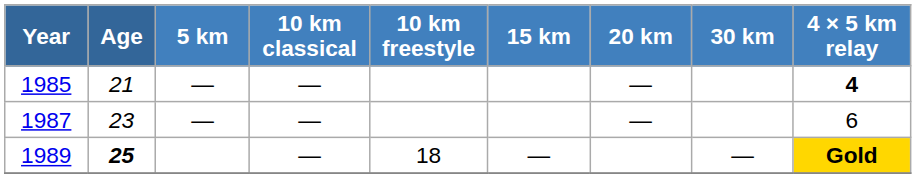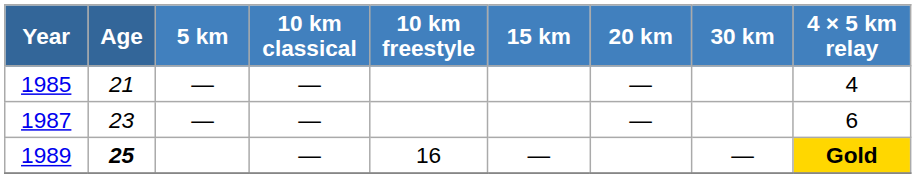(852, 84) bold -> (852, 84) normal
(429, 156) 18 -> (429, 156) 16
